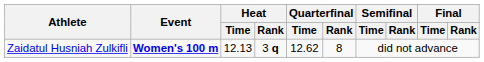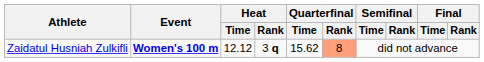(238, 49) 12.13 -> (238, 49) 12.12
(304, 49) 12.62 -> (304, 49) 15.62
(339, 49) no background -> (339, 49) lightsalmon background
